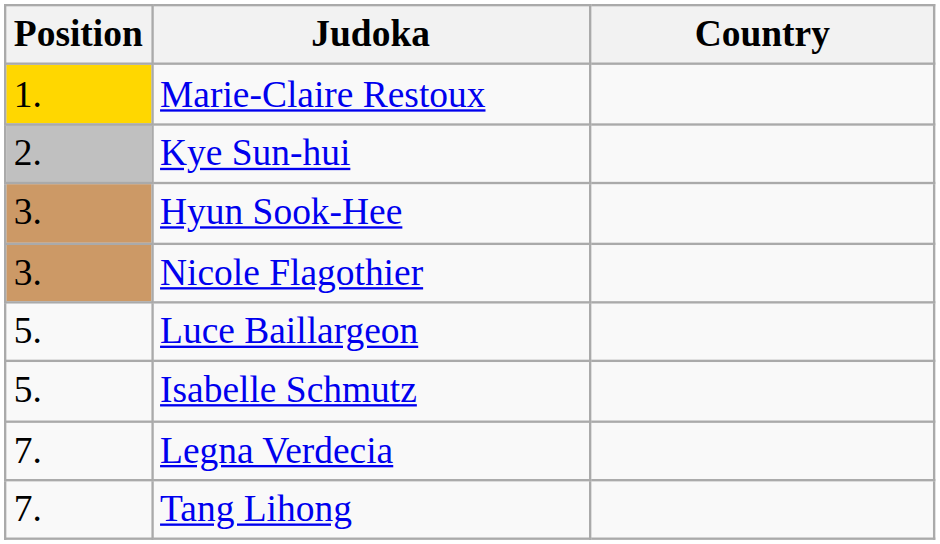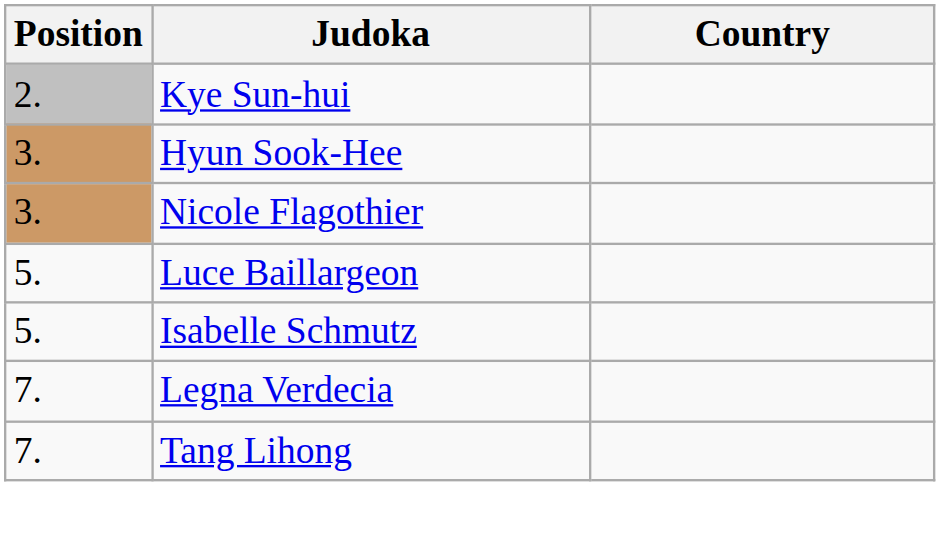- row: (323, 93)
